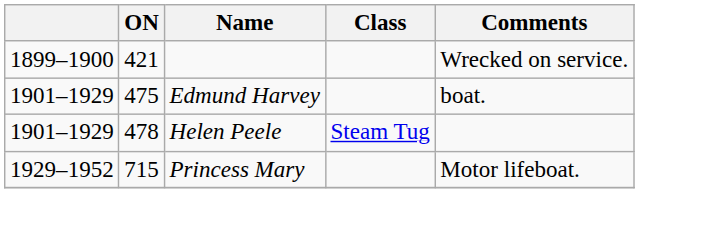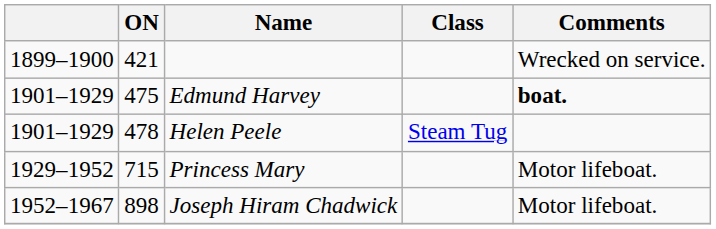(463, 95) normal -> (542, 95) bold
+ row: (142, 205)
